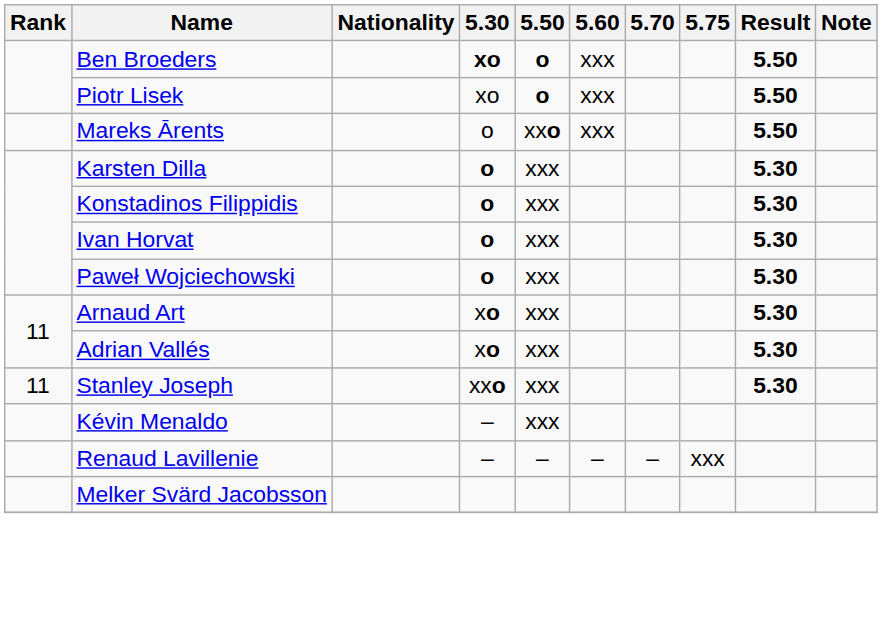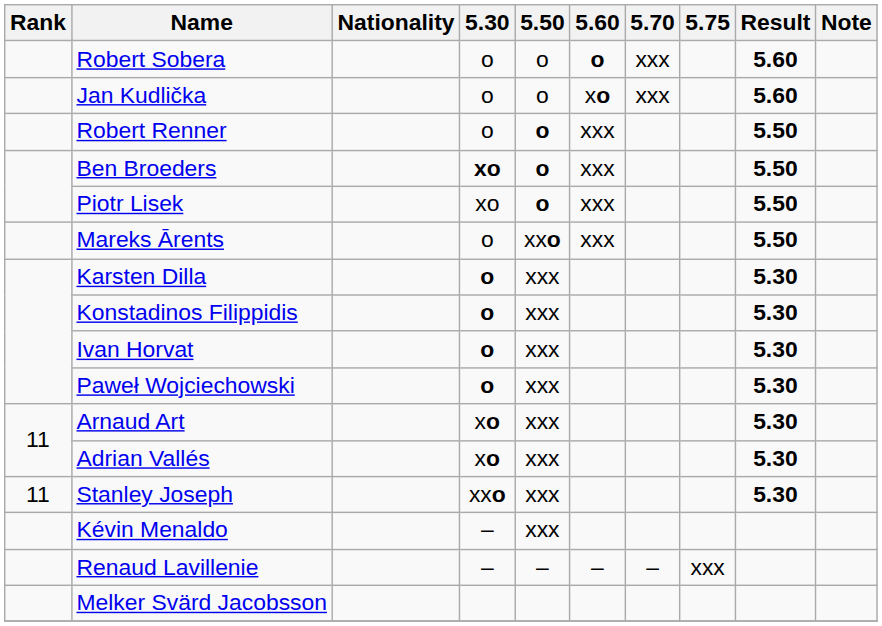+ row: (151, 58)
+ row: (141, 95)
+ row: (152, 131)
